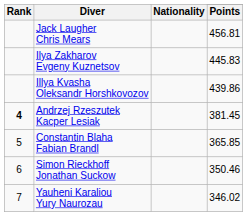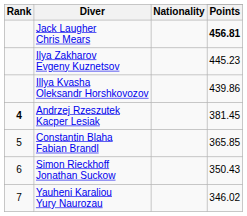(225, 34) normal -> (225, 34) bold
(225, 61) 445.83 -> (225, 61) 445.23
(225, 170) 350.46 -> (225, 170) 350.43
